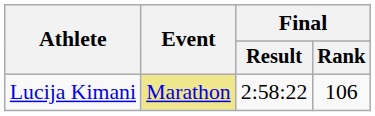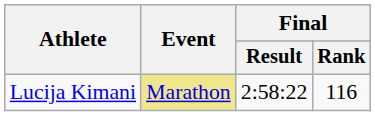(341, 92) 106 -> (341, 92) 116
